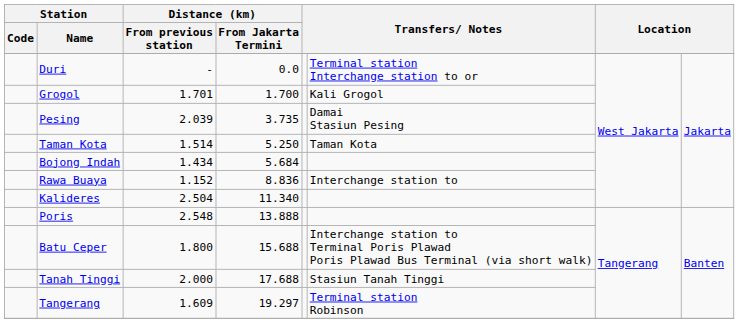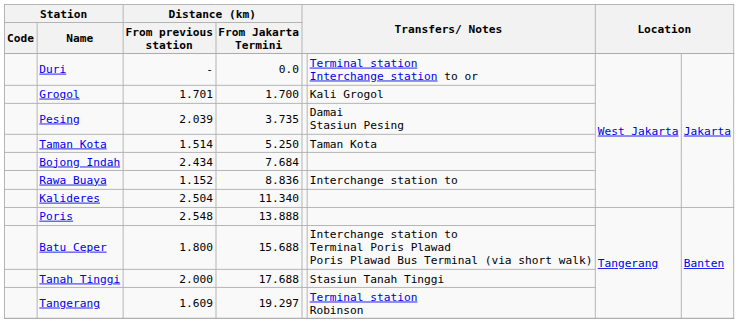(196, 162) 1.434 -> (196, 162) 2.434
(282, 162) 5.684 -> (282, 162) 7.684
